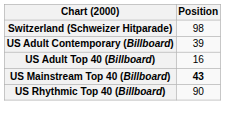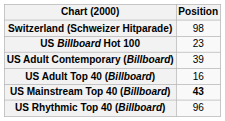+ row: (90, 44)
(198, 92) 90 -> (198, 108) 96
